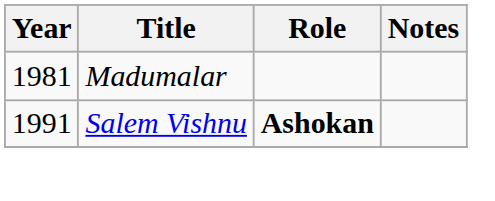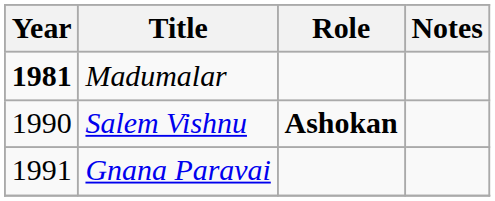(42, 75) normal -> (42, 75) bold
(42, 123) 1991 -> (42, 123) 1990
+ row: (178, 170)
